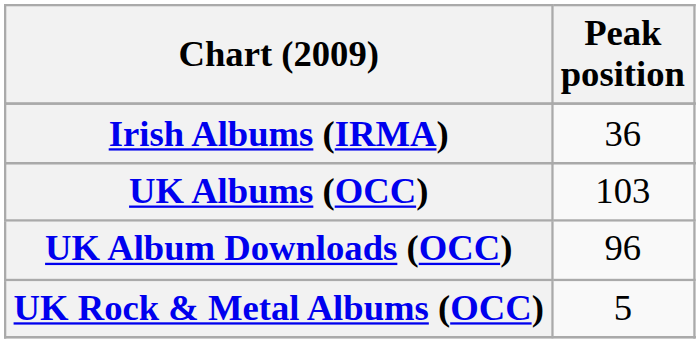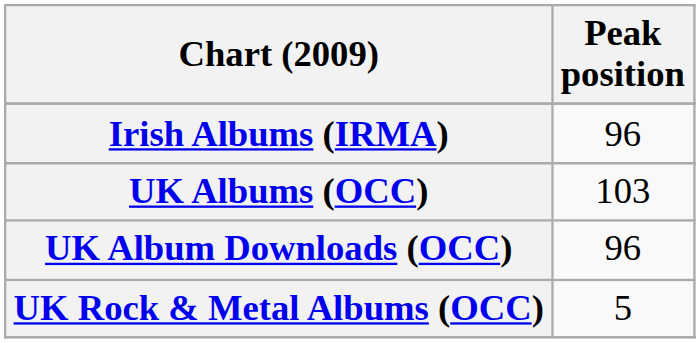(623, 132) 36 -> (623, 132) 96
